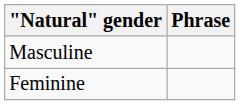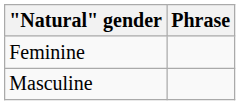rows swapped: (51, 52) <-> (47, 83)
